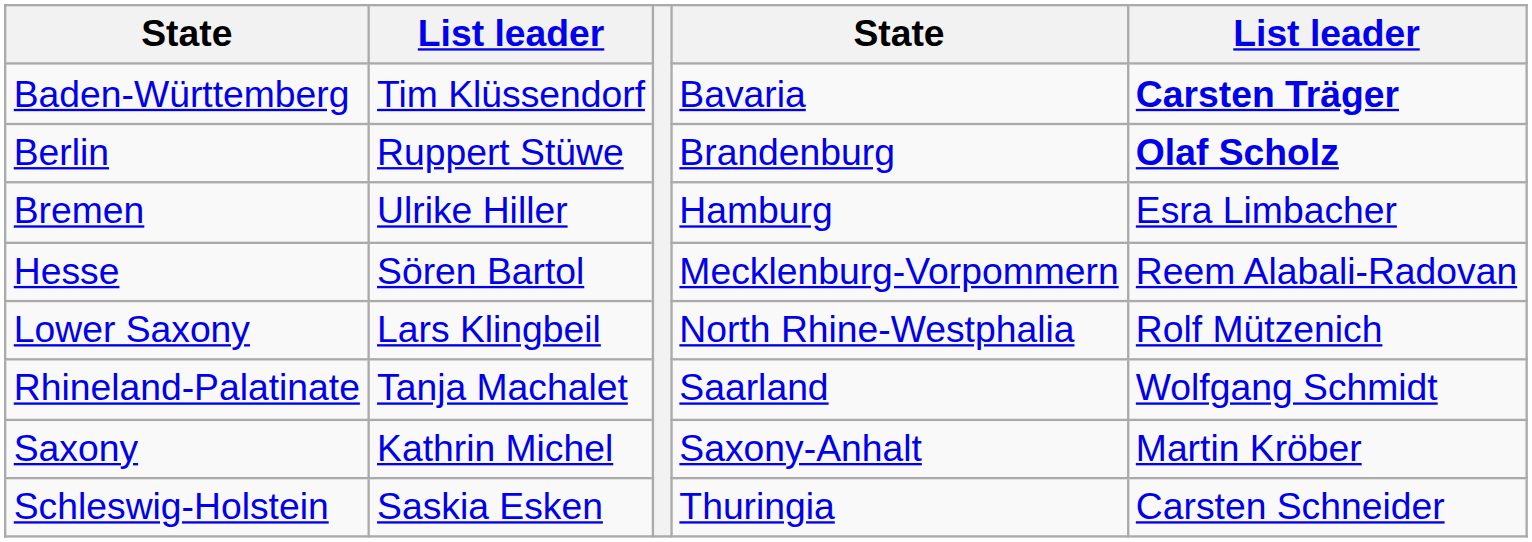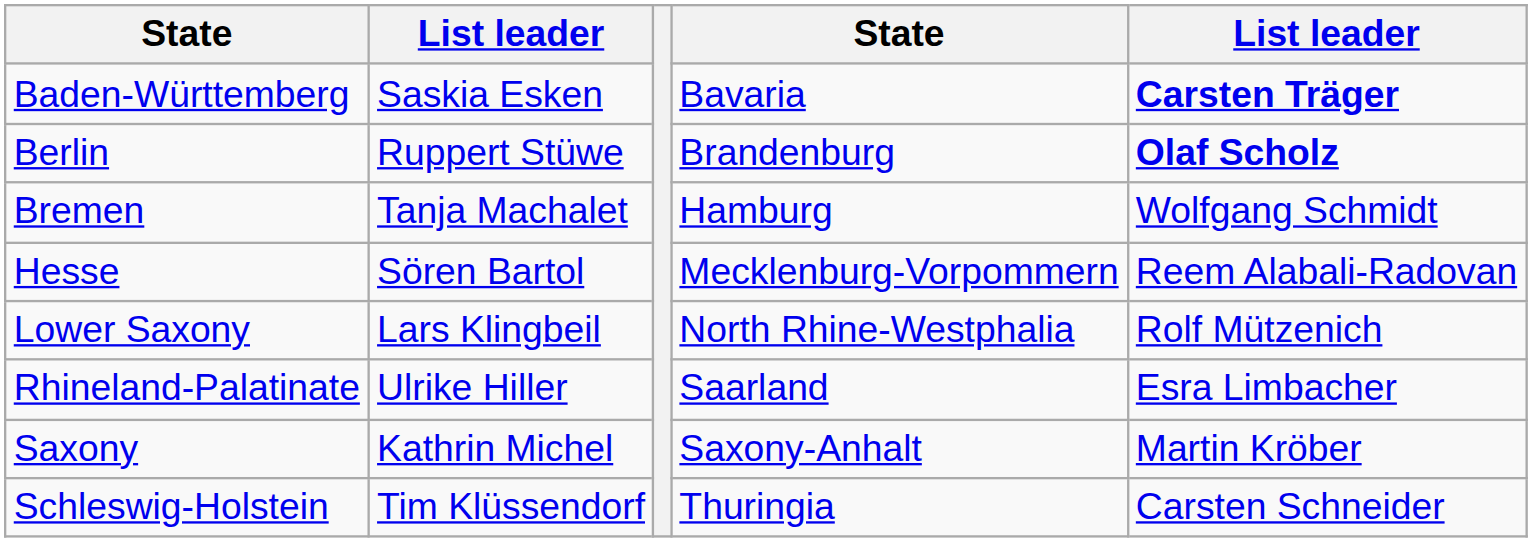(511, 93) Tim Klüssendorf -> (490, 93) Saskia Esken
(472, 211) Ulrike Hiller -> (502, 211) Tanja Machalet
(1266, 211) Esra Limbacher -> (1287, 211) Wolfgang Schmidt
(502, 388) Tanja Machalet -> (472, 388) Ulrike Hiller
(1287, 388) Wolfgang Schmidt -> (1266, 388) Esra Limbacher
(490, 507) Saskia Esken -> (511, 507) Tim Klüssendorf
